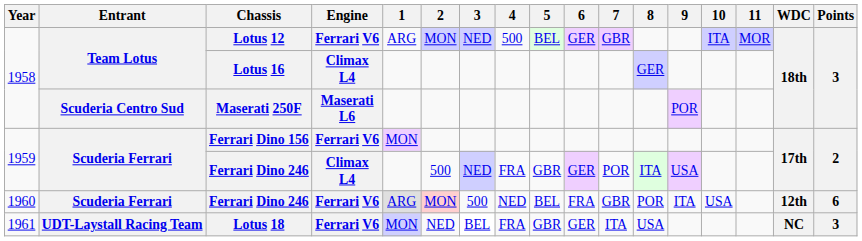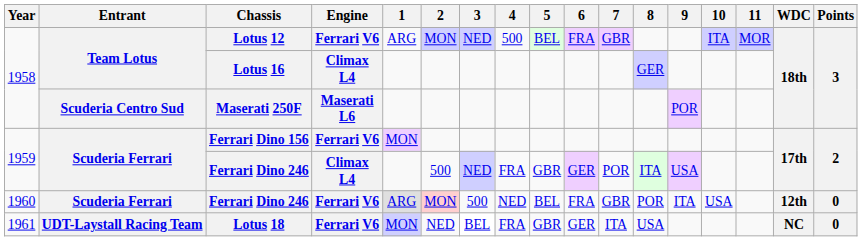(581, 39) GER -> (581, 39) FRA
(836, 202) 6 -> (836, 202) 0
(836, 224) 3 -> (836, 224) 0
